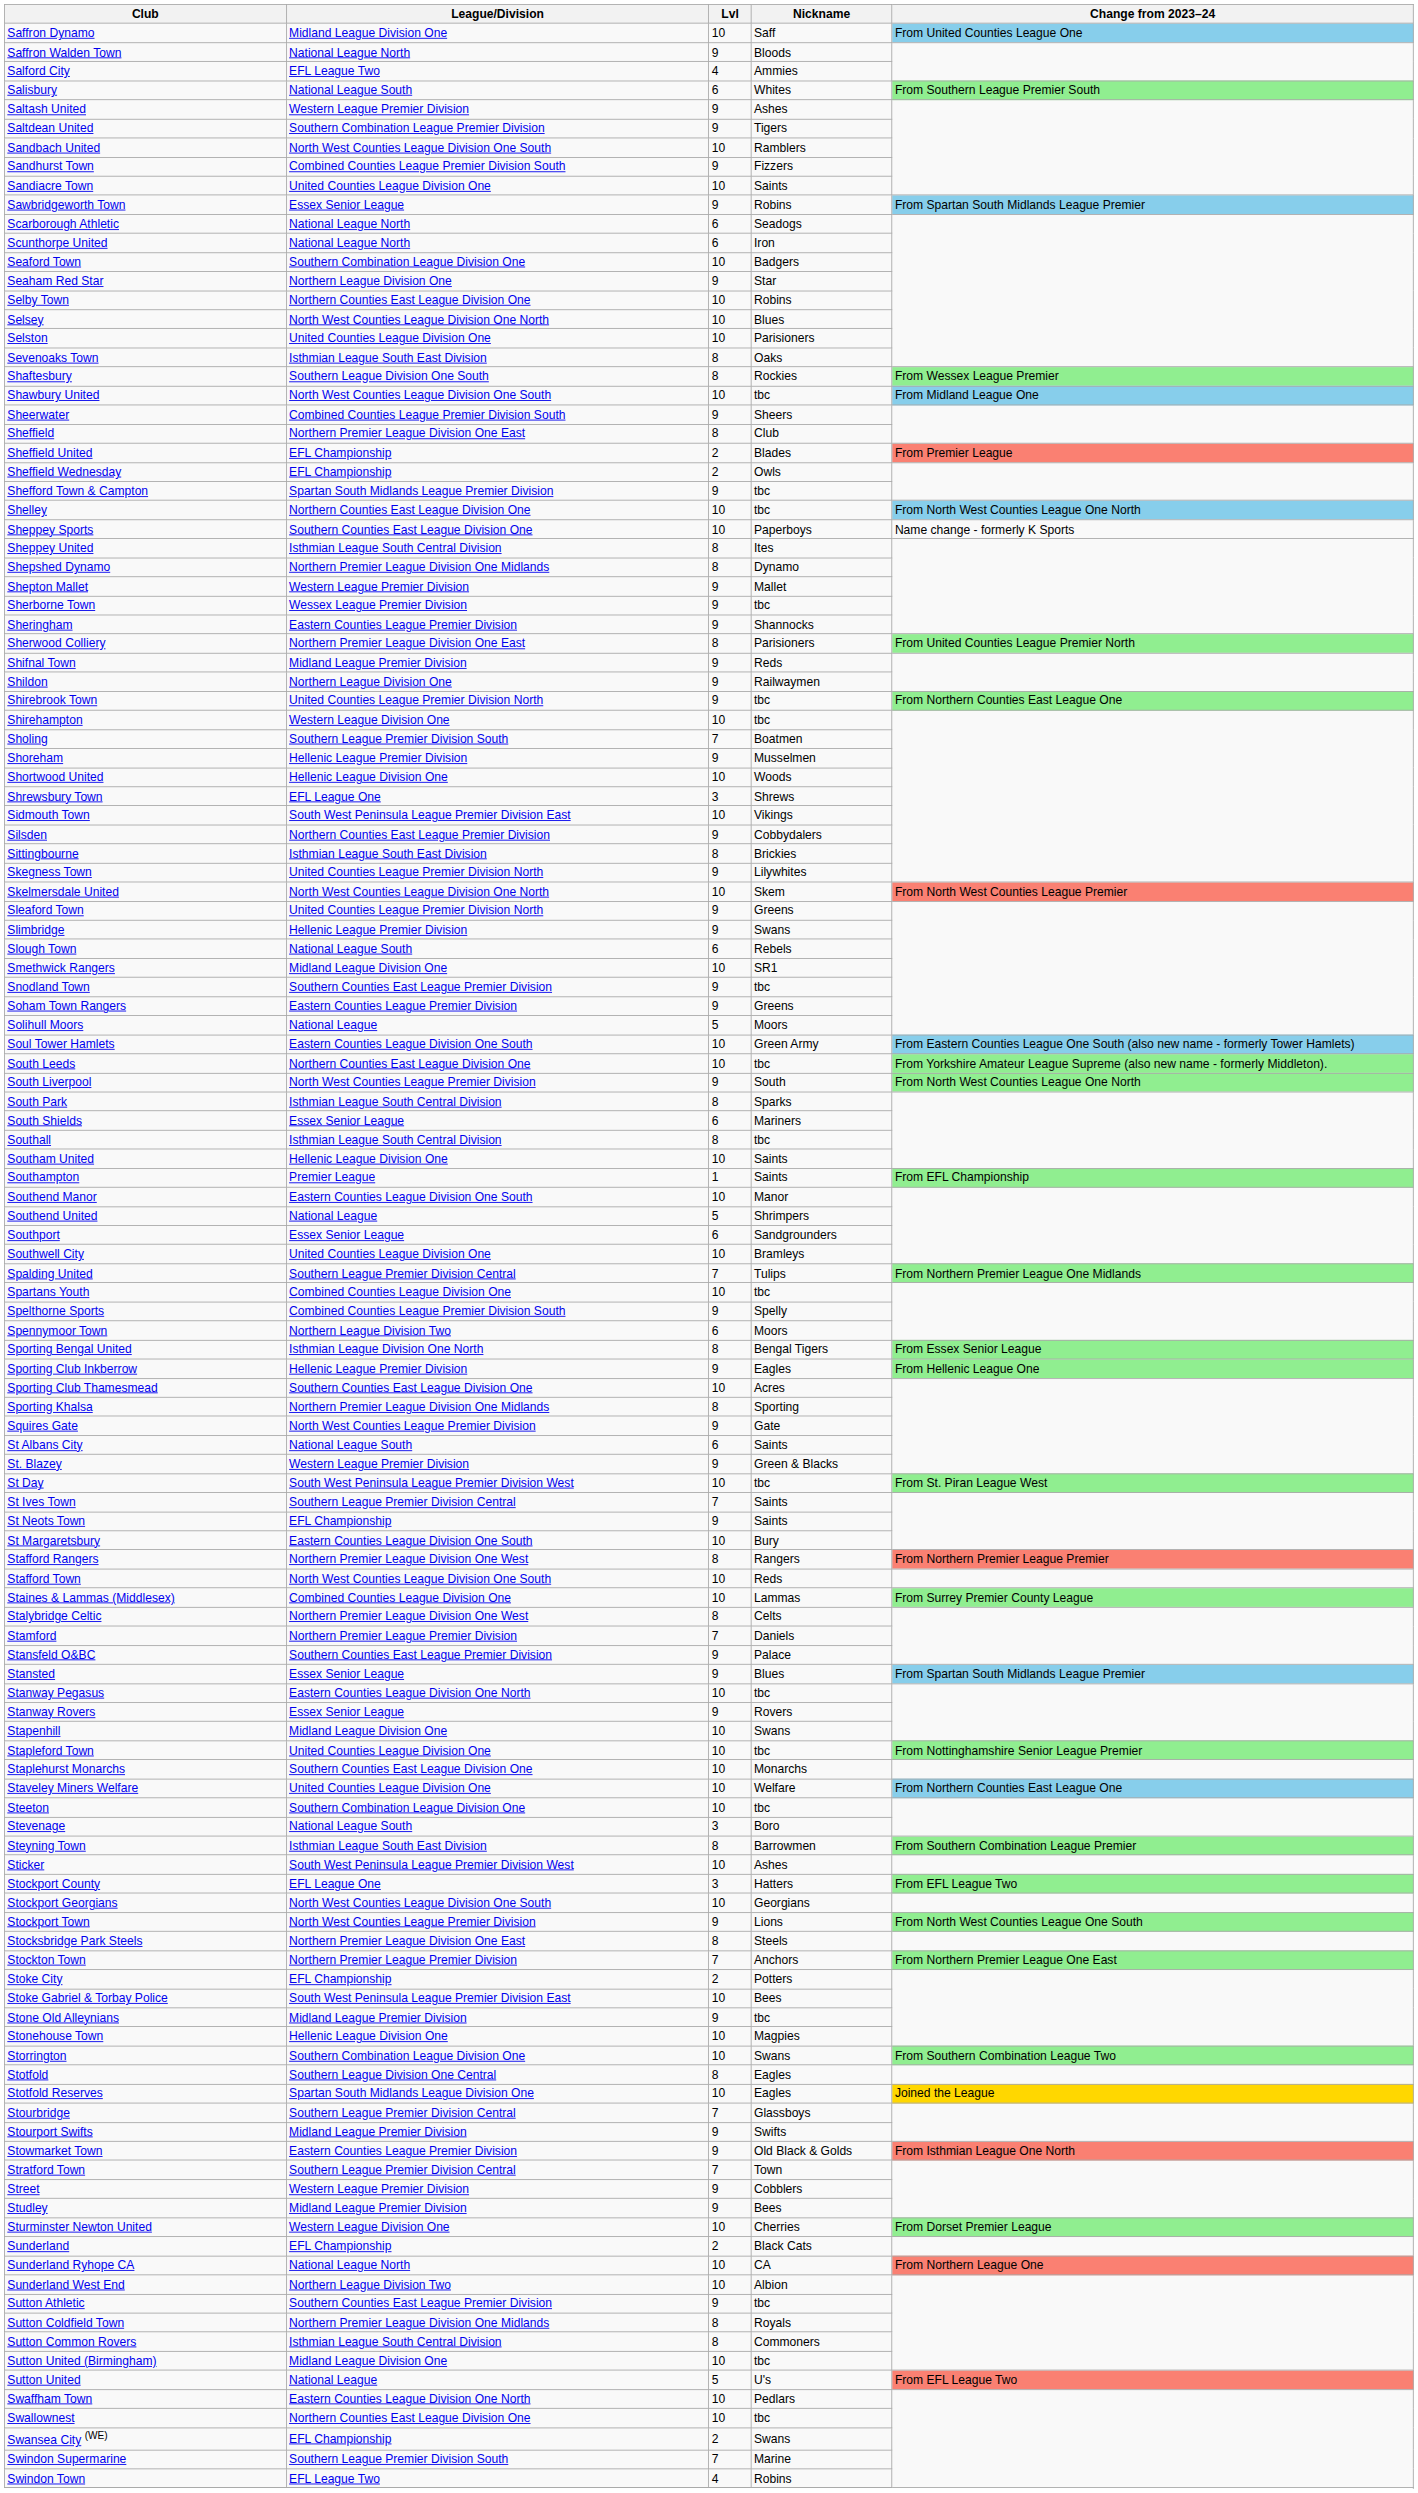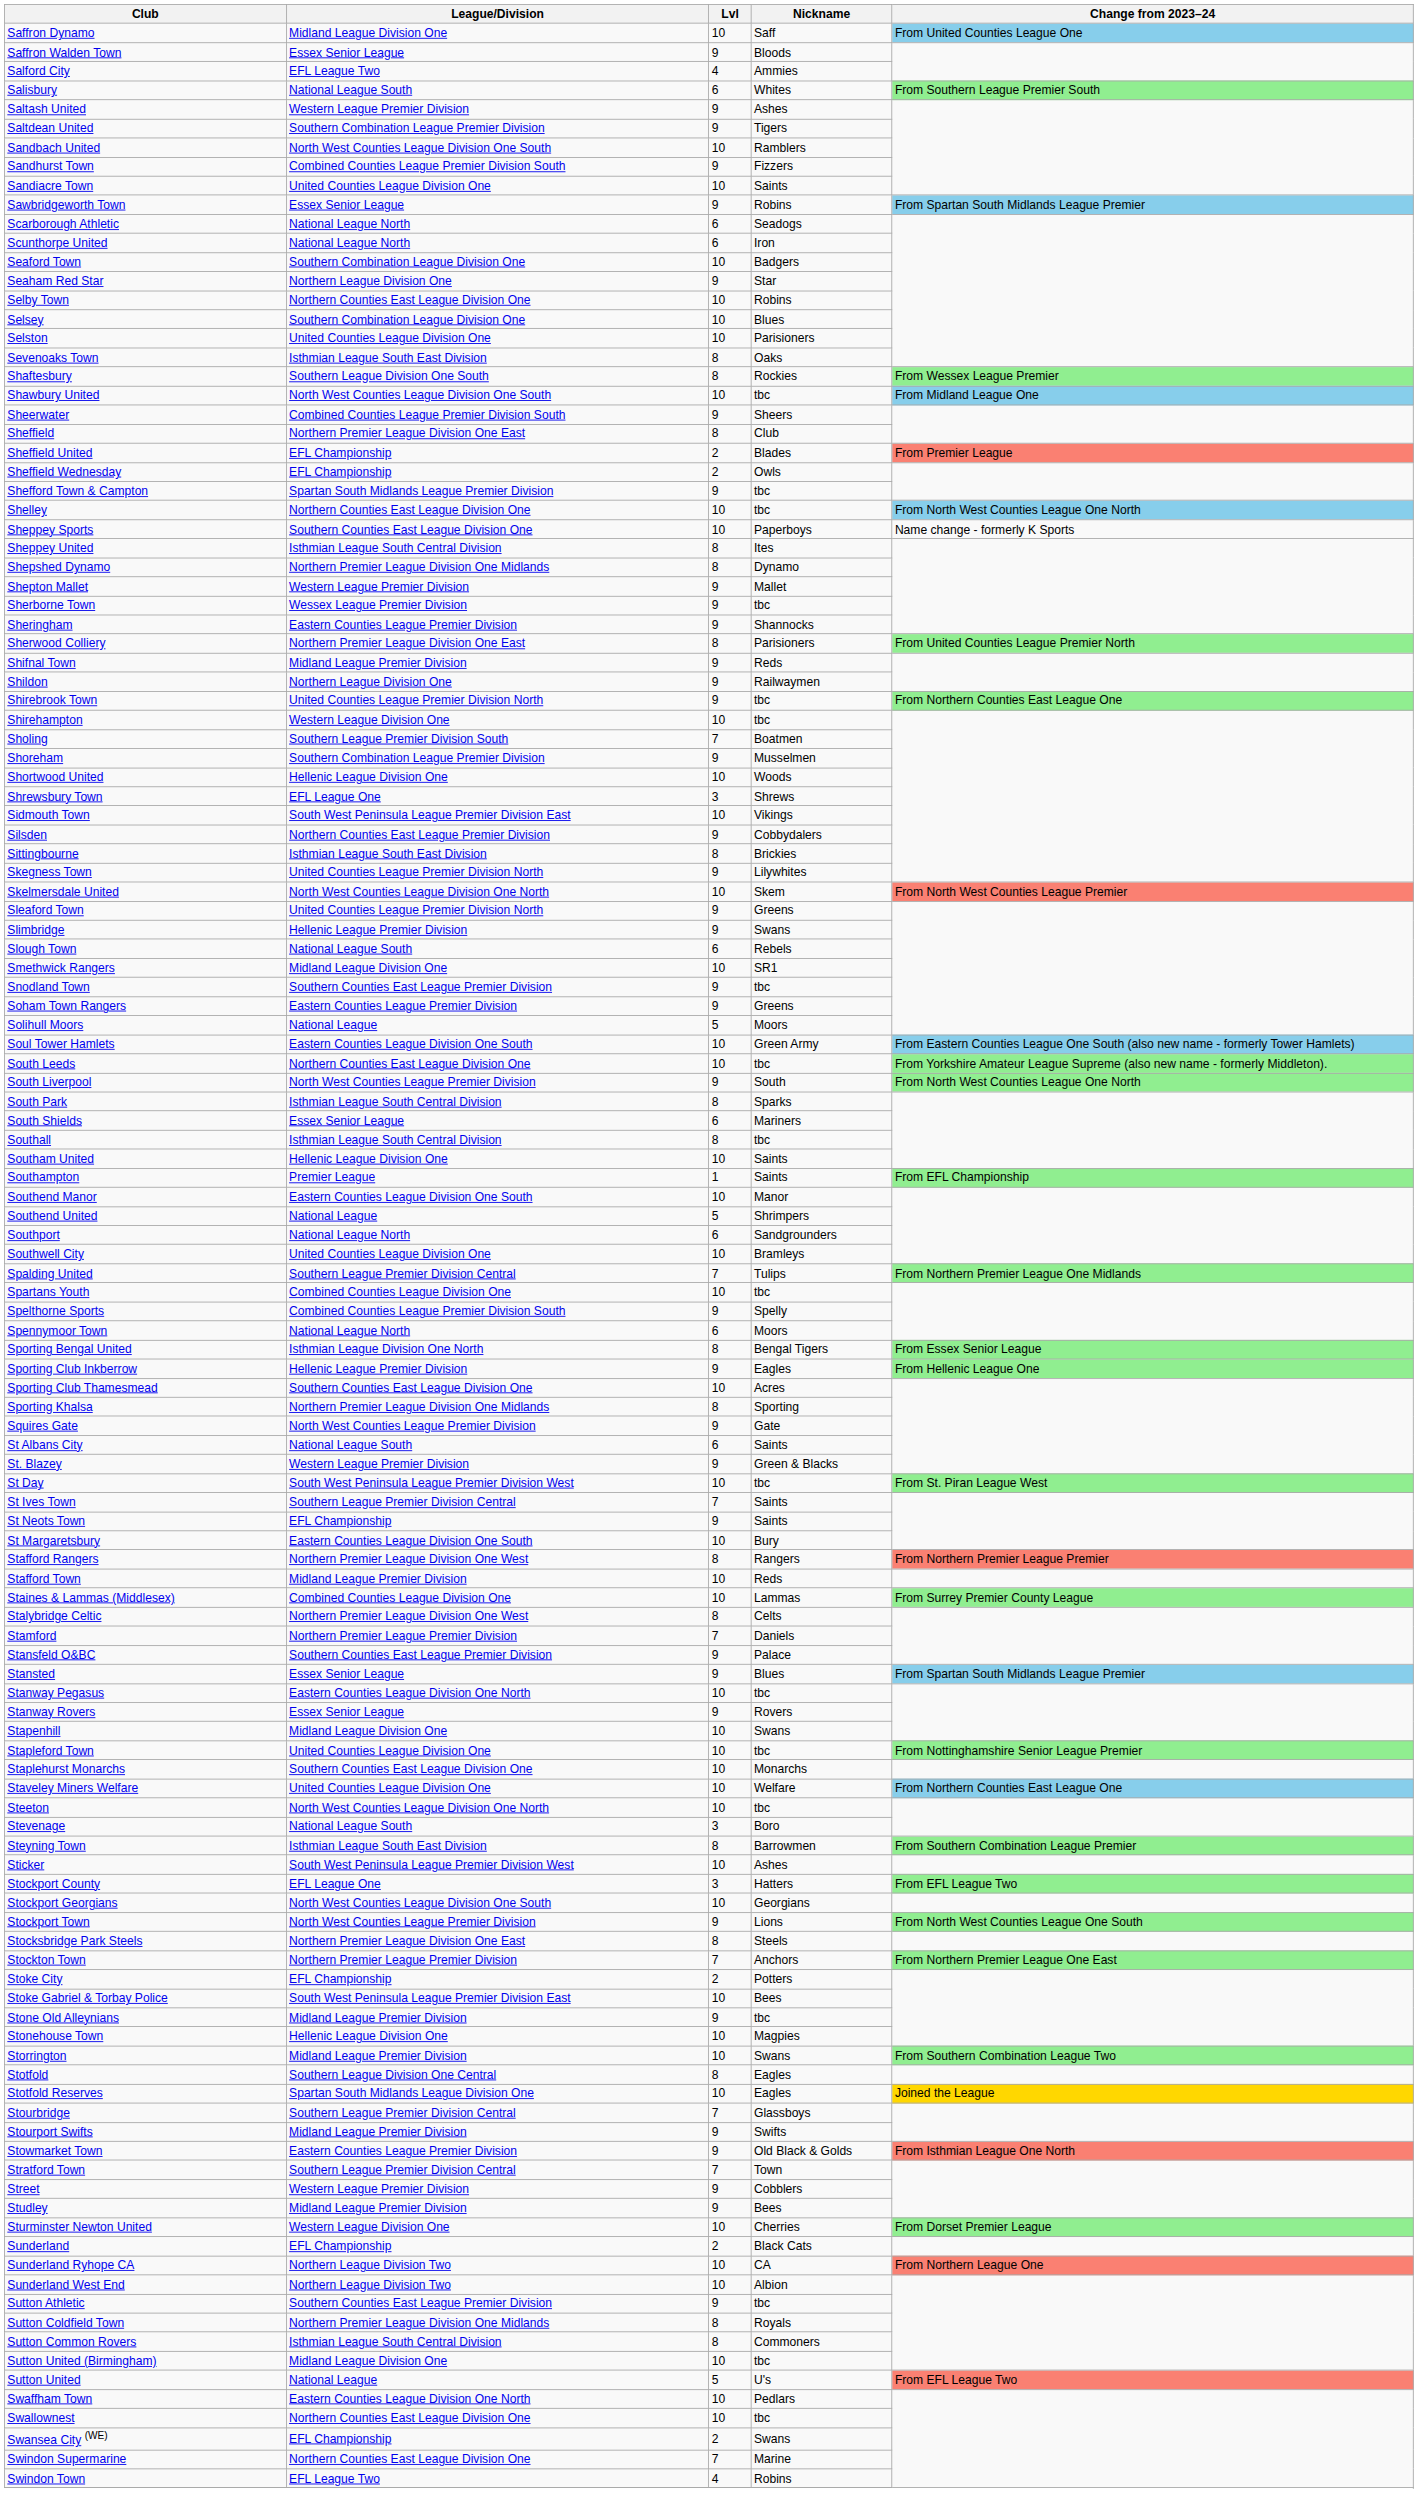(350, 52) National League North -> (347, 52) Essex Senior League
(419, 319) North West Counties League Division One North -> (407, 319) Southern Combination League Division One
(378, 758) Hellenic League Premier Division -> (417, 758) Southern Combination League Premier Division
(347, 1235) Essex Senior League -> (350, 1235) National League North
(370, 1330) Northern League Division Two -> (350, 1330) National League North
(420, 1578) North West Counties League Division One South -> (378, 1578) Midland League Premier Division
(407, 1807) Southern Combination League Division One -> (419, 1807) North West Counties League Division One North
(407, 2055) Southern Combination League Division One -> (378, 2055) Midland League Premier Division
(350, 2265) National League North -> (370, 2265) Northern League Division Two
(399, 2459) Southern League Premier Division South -> (410, 2459) Northern Counties East League Division One
